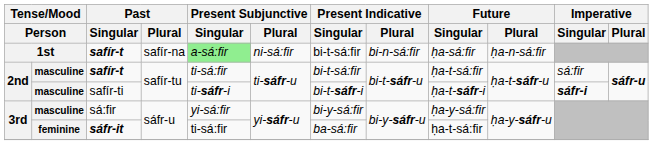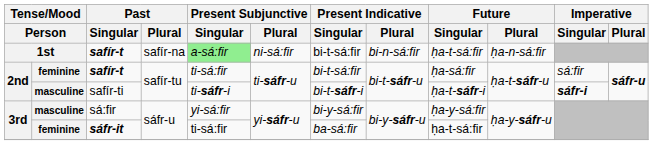(453, 52) ḥa-sá:fir -> (457, 52) ḥa-t-sá:fir
(59, 72) masculine -> (59, 72) feminine
(457, 71) ḥa-t-sá:fir -> (453, 71) ḥa-sá:fir
